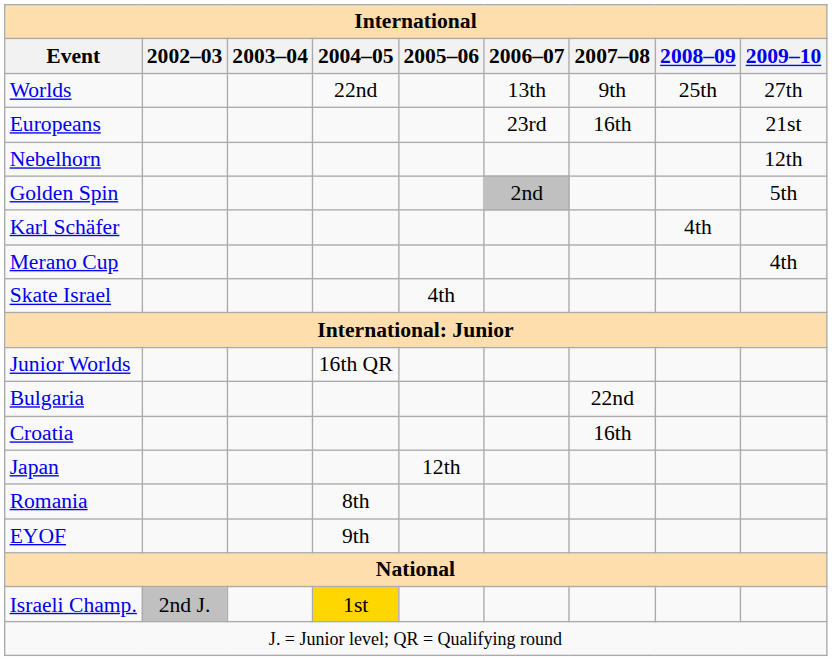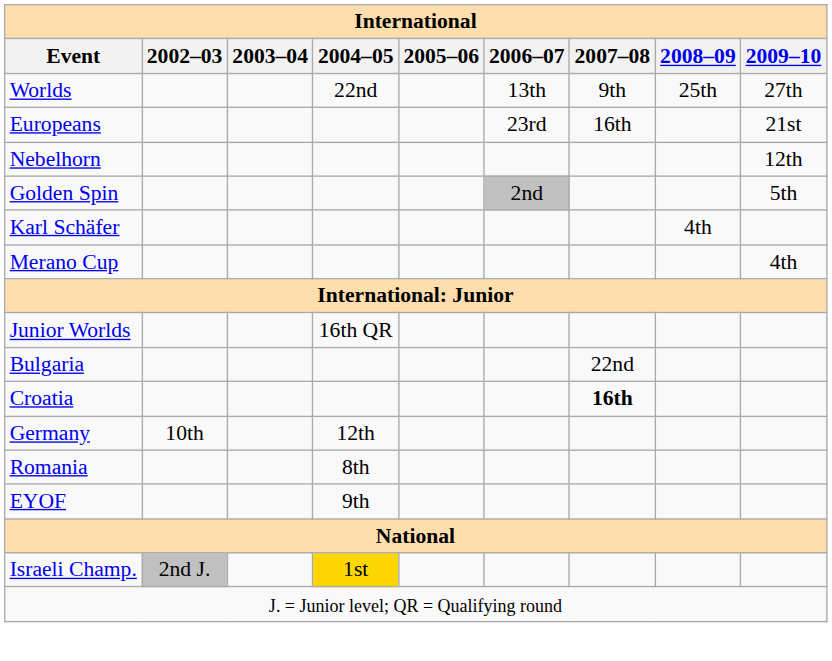- row: (60, 295)
(612, 432) normal -> (612, 398) bold
+ row: (50, 432)
- row: (34, 466)
